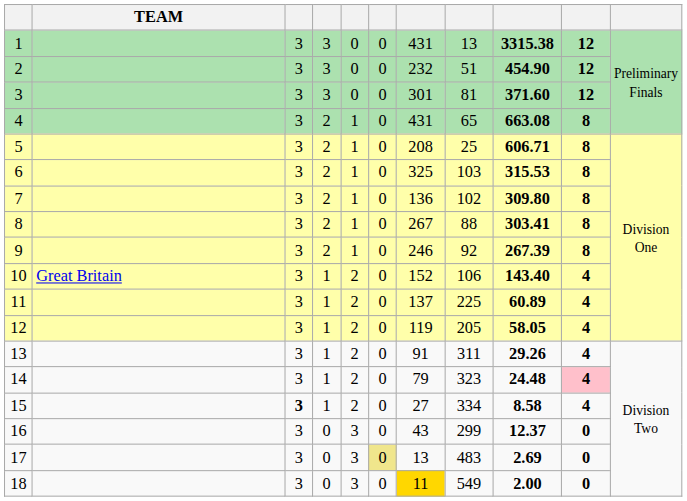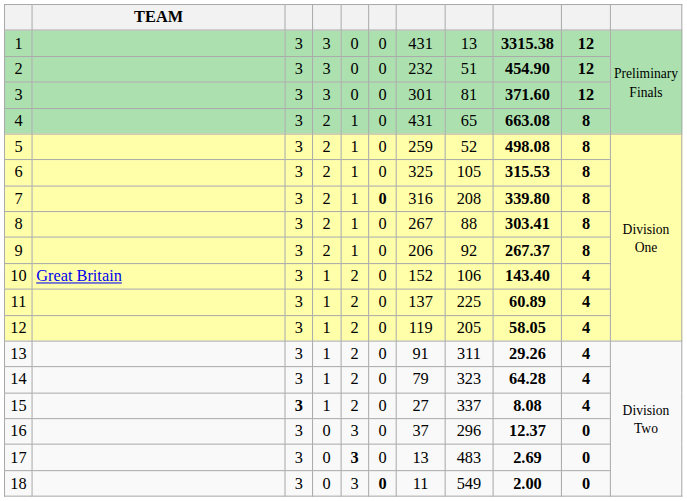(421, 146) 208 -> (421, 146) 259
(469, 146) 25 -> (469, 146) 52
(527, 146) 606.71 -> (527, 146) 498.08
(469, 172) 103 -> (469, 172) 105
(382, 198) normal -> (382, 198) bold
(421, 198) 136 -> (421, 198) 316
(469, 198) 102 -> (469, 198) 208
(527, 198) 309.80 -> (527, 198) 339.80
(421, 250) 246 -> (421, 250) 206
(527, 250) 267.39 -> (527, 250) 267.37
(527, 379) 24.48 -> (527, 379) 64.28
(586, 379) pink background -> (586, 379) no background
(469, 405) 334 -> (469, 405) 337
(527, 405) 8.58 -> (527, 405) 8.08
(421, 431) 43 -> (421, 431) 37
(469, 431) 299 -> (469, 431) 296
(355, 457) normal -> (355, 457) bold
(382, 457) khaki background -> (382, 457) no background
(382, 483) normal -> (382, 483) bold
(421, 483) gold background -> (421, 483) no background
